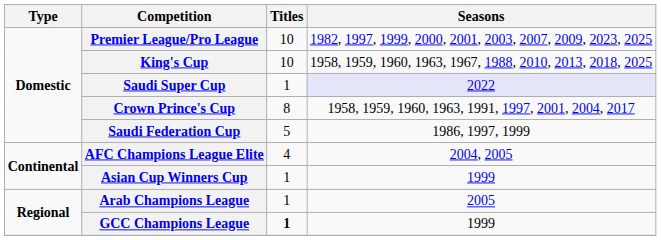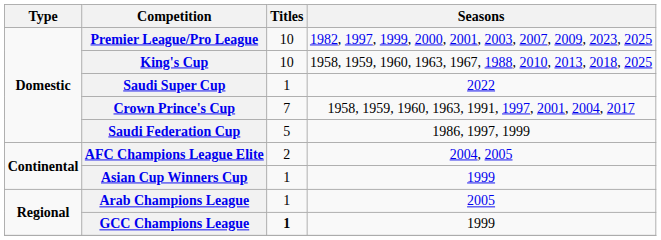(481, 85) lavender background -> (481, 85) no background
(287, 108) 8 -> (287, 108) 7
(287, 154) 4 -> (287, 154) 2
